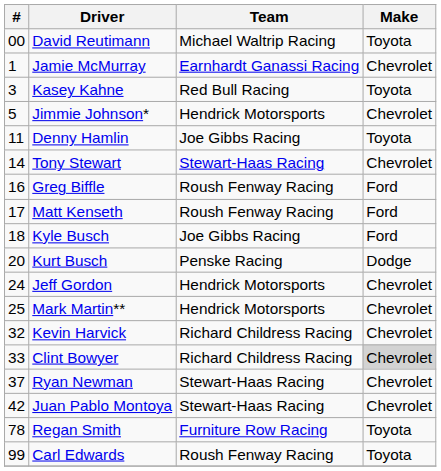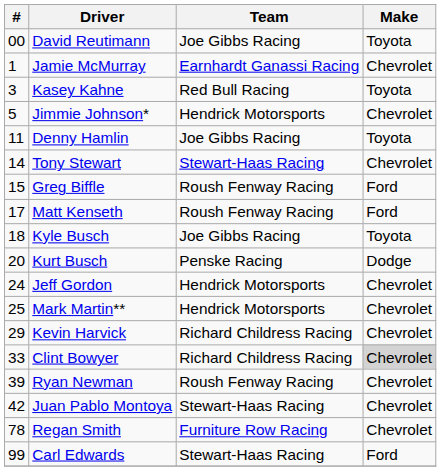(257, 41) Michael Waltrip Racing -> (240, 41) Joe Gibbs Racing
(17, 187) 16 -> (17, 187) 15
(382, 236) Ford -> (389, 236) Toyota
(17, 333) 32 -> (17, 333) 29
(17, 381) 37 -> (17, 381) 39
(252, 381) Stewart-Haas Racing -> (256, 381) Roush Fenway Racing
(389, 430) Toyota -> (399, 430) Chevrolet
(256, 454) Roush Fenway Racing -> (252, 454) Stewart-Haas Racing
(389, 454) Toyota -> (382, 454) Ford
